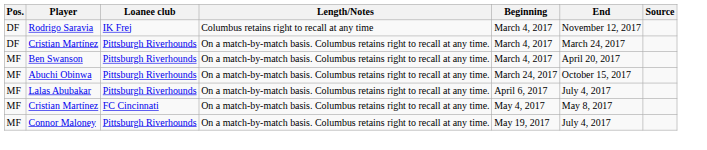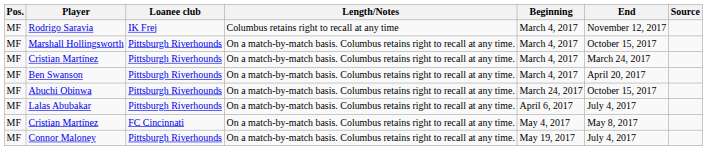(13, 28) DF -> (14, 28) MF
+ row: (76, 43)
(13, 43) DF -> (14, 59) MF
